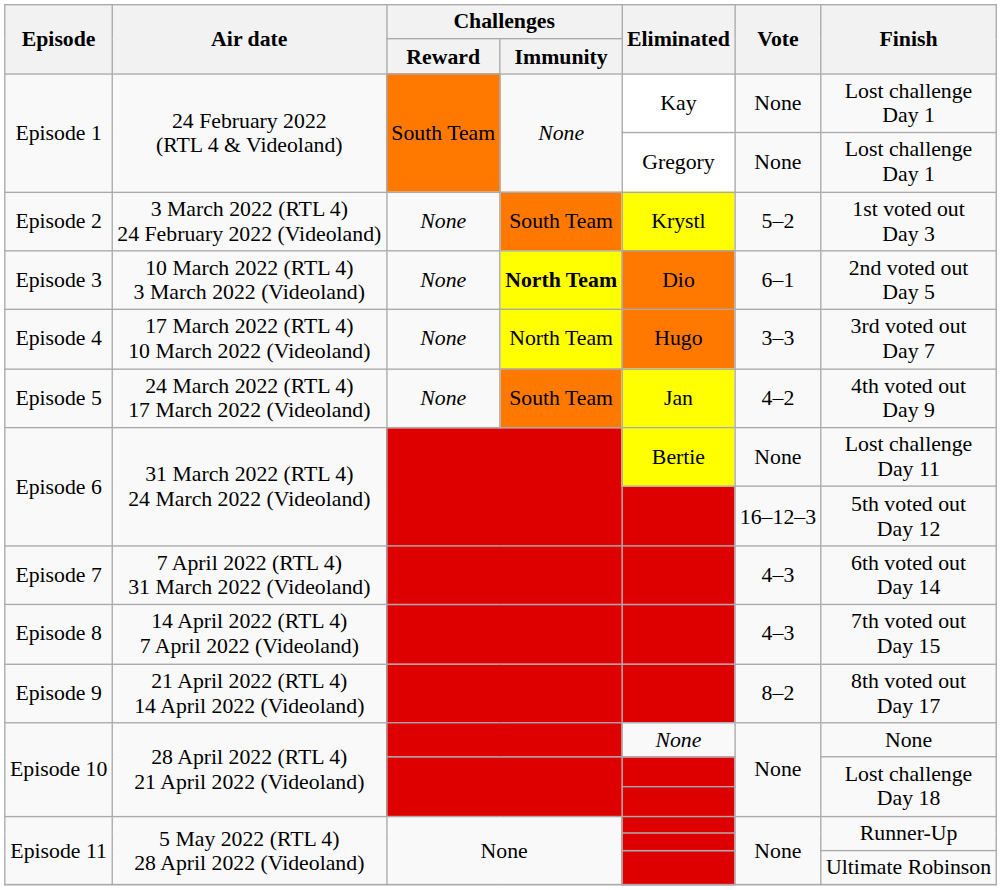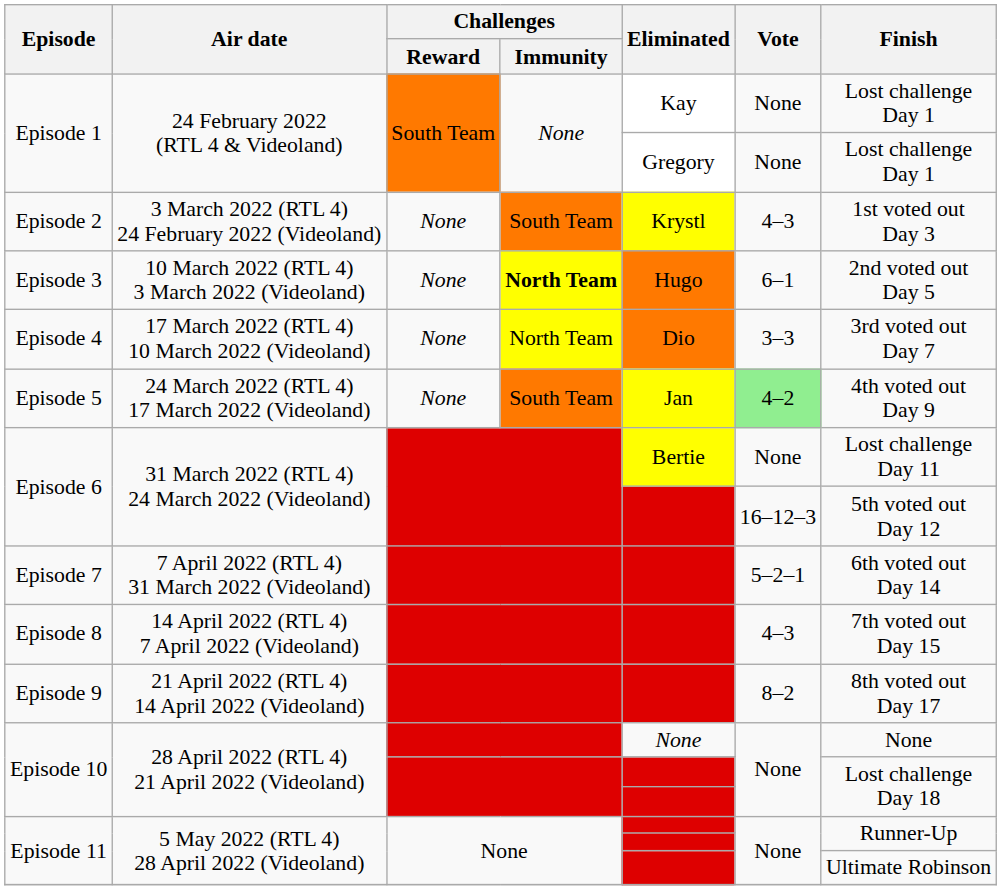(778, 220) 5–2 -> (778, 220) 4–3
(678, 279) Dio -> (678, 279) Hugo
(678, 338) Hugo -> (678, 338) Dio
(778, 397) no background -> (778, 397) lightgreen background
(778, 574) 4–3 -> (778, 574) 5–2–1
